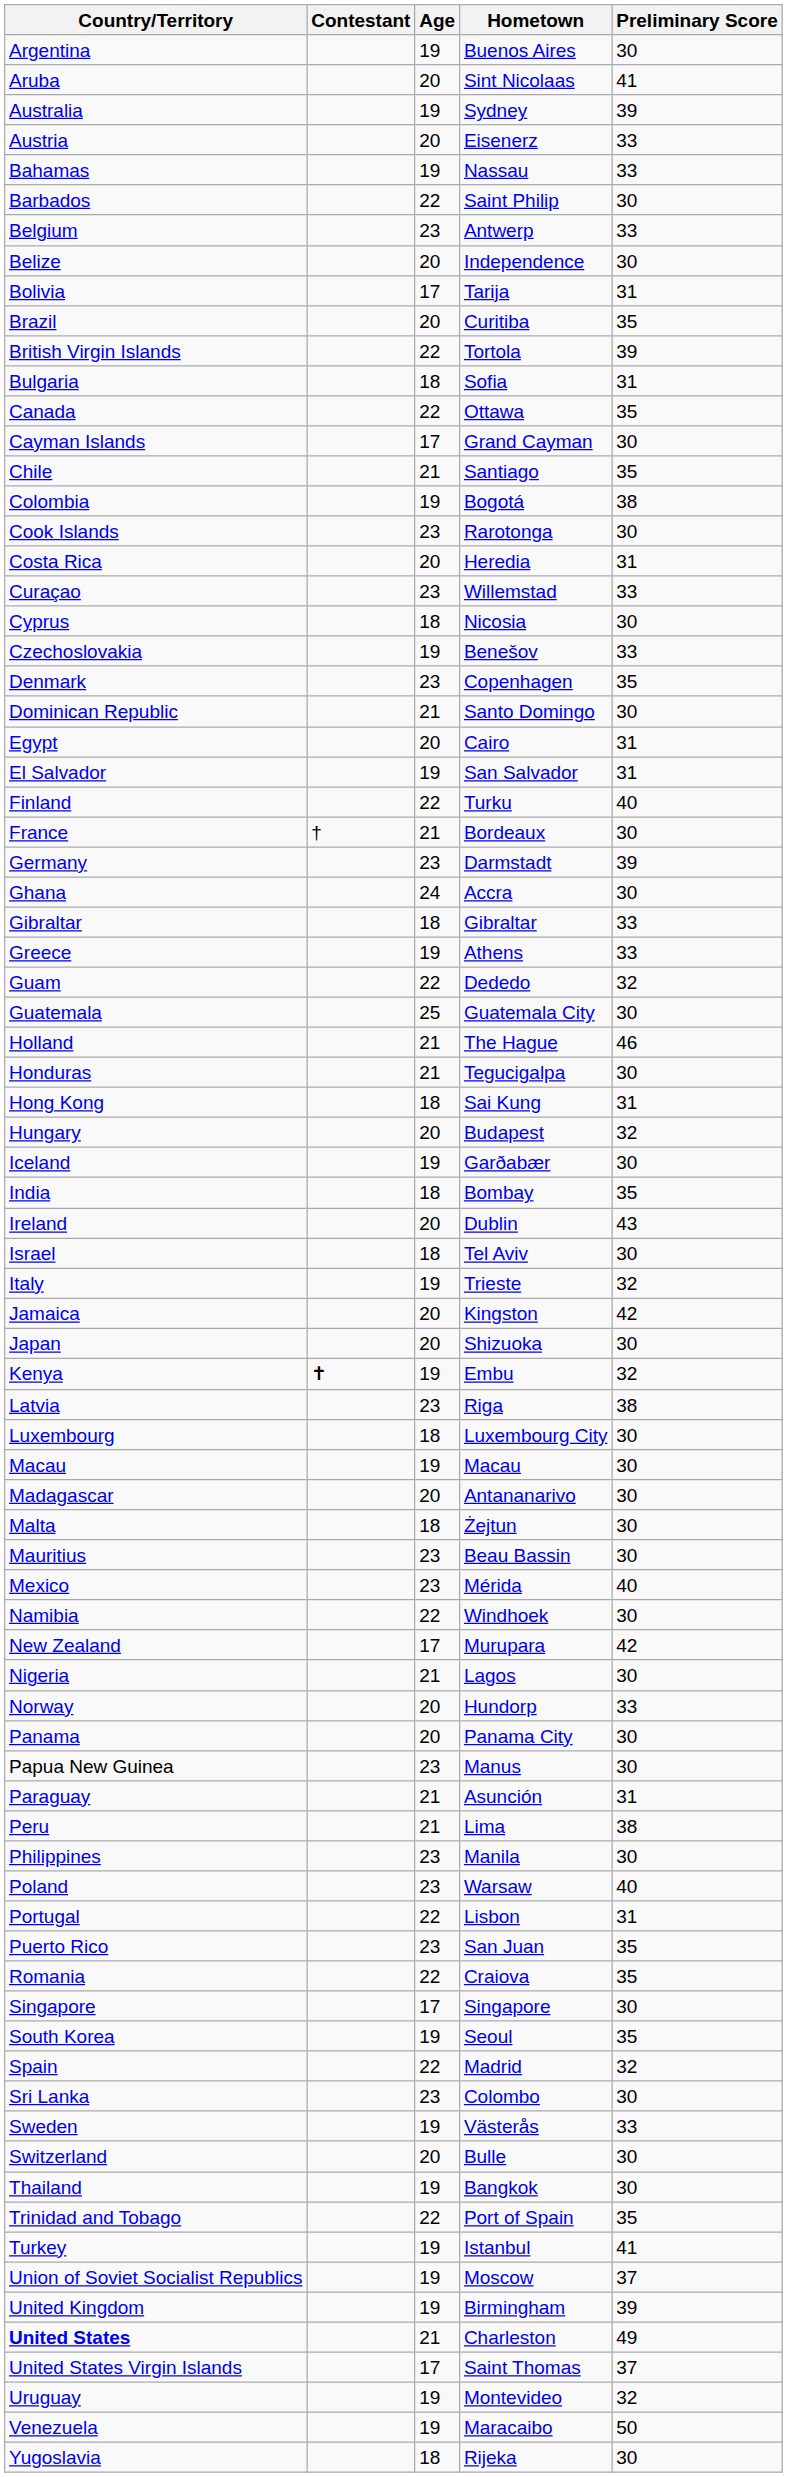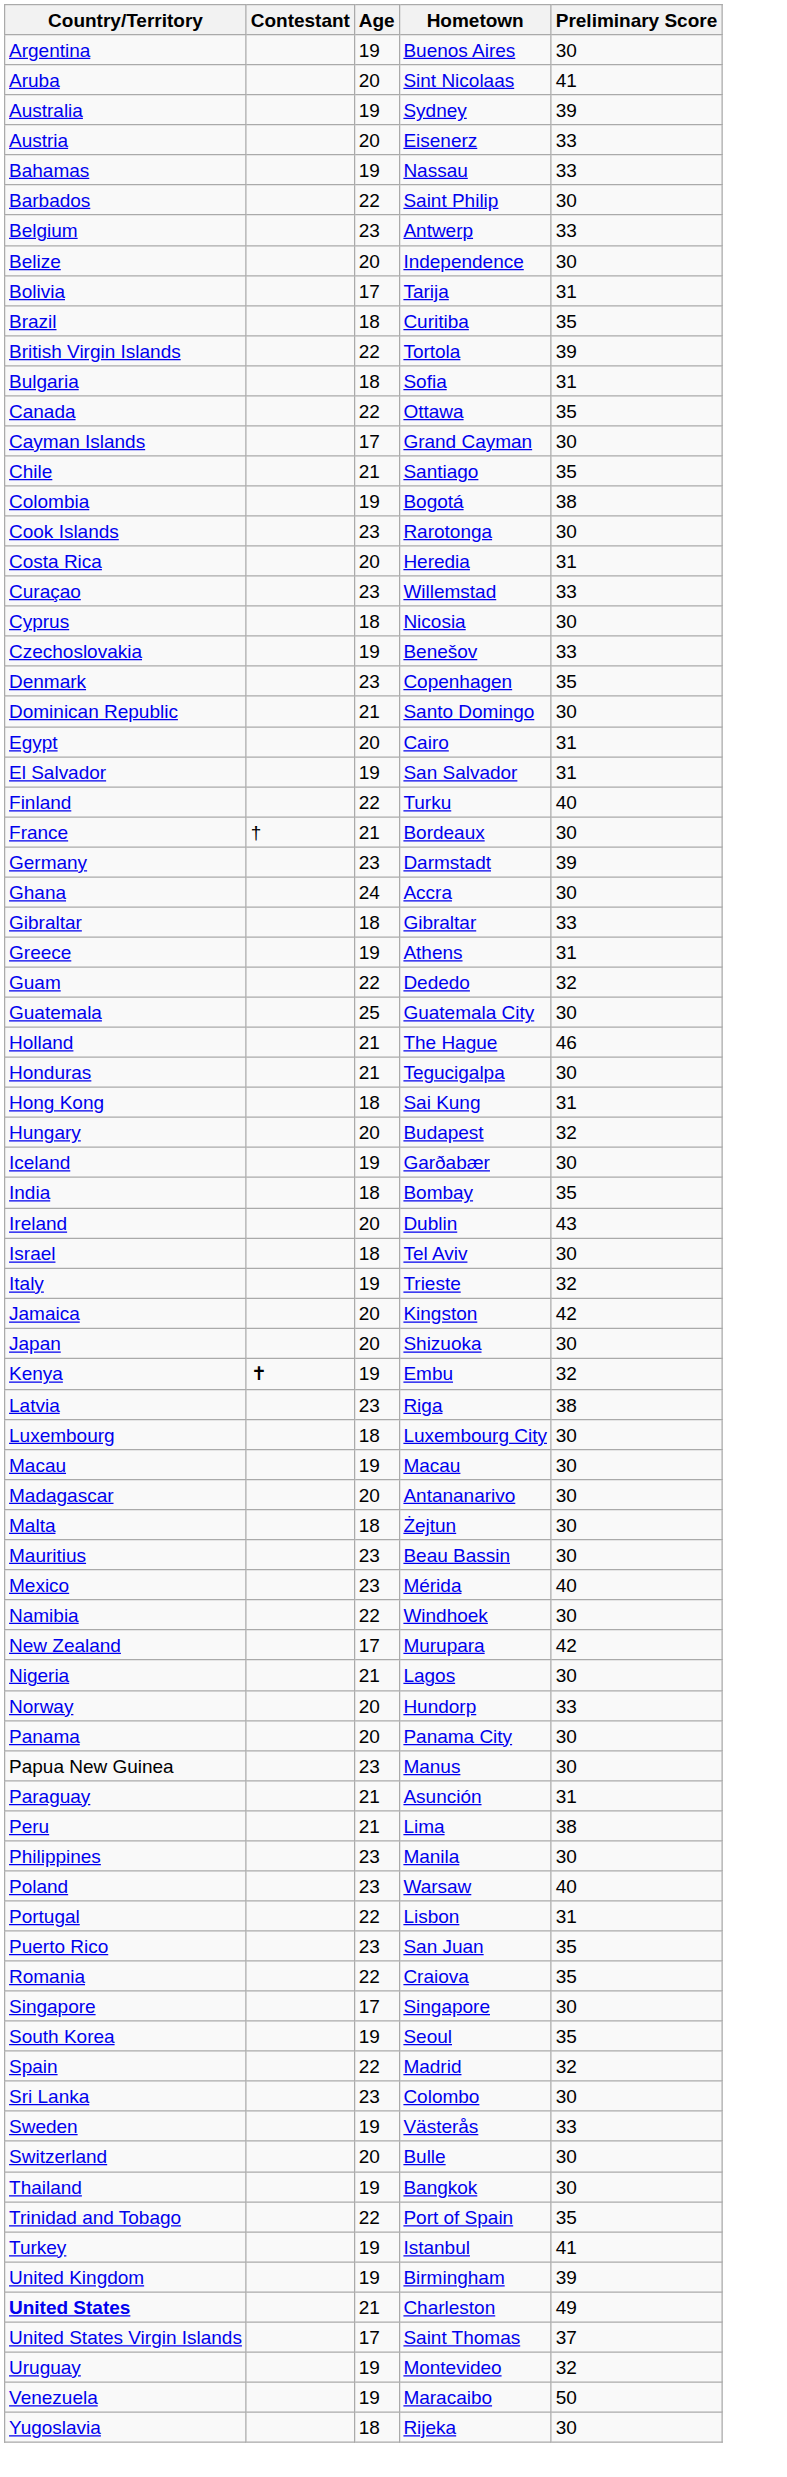(430, 321) 20 -> (369, 321) 18
(627, 952) 33 -> (566, 952) 31
- row: (156, 2277)
